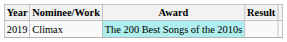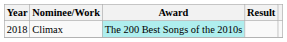(17, 29) 2019 -> (17, 29) 2018
